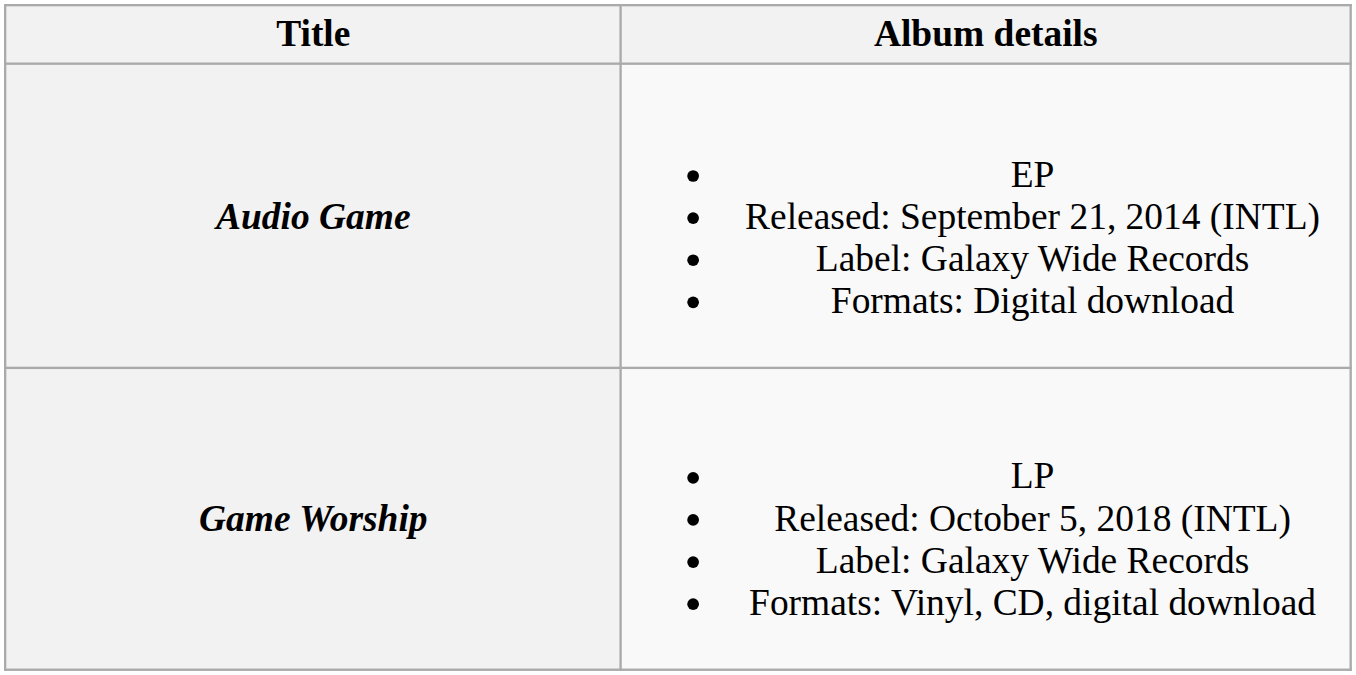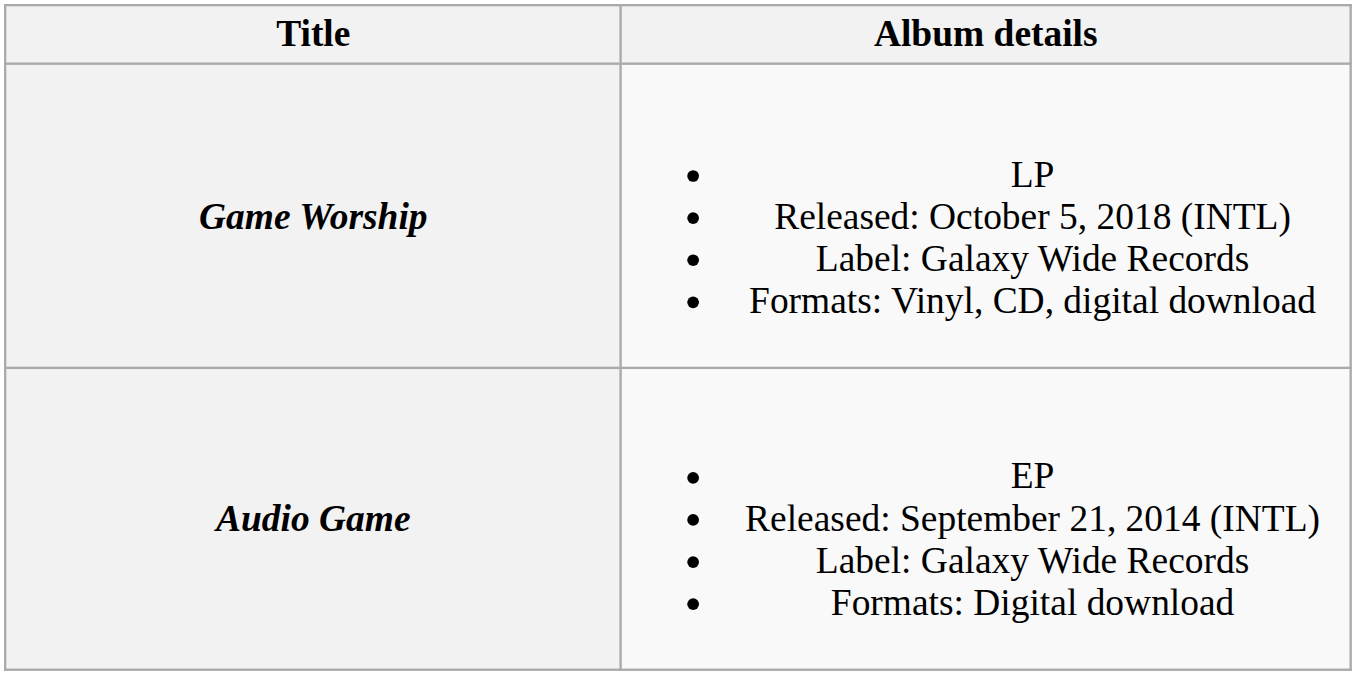rows swapped: (313, 215) <-> (313, 517)
